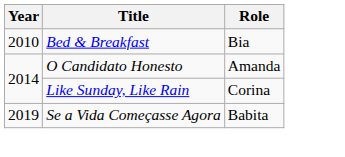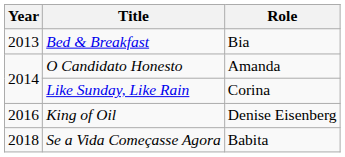(24, 41) 2010 -> (24, 41) 2013
+ row: (81, 115)
(24, 115) 2019 -> (24, 139) 2018
